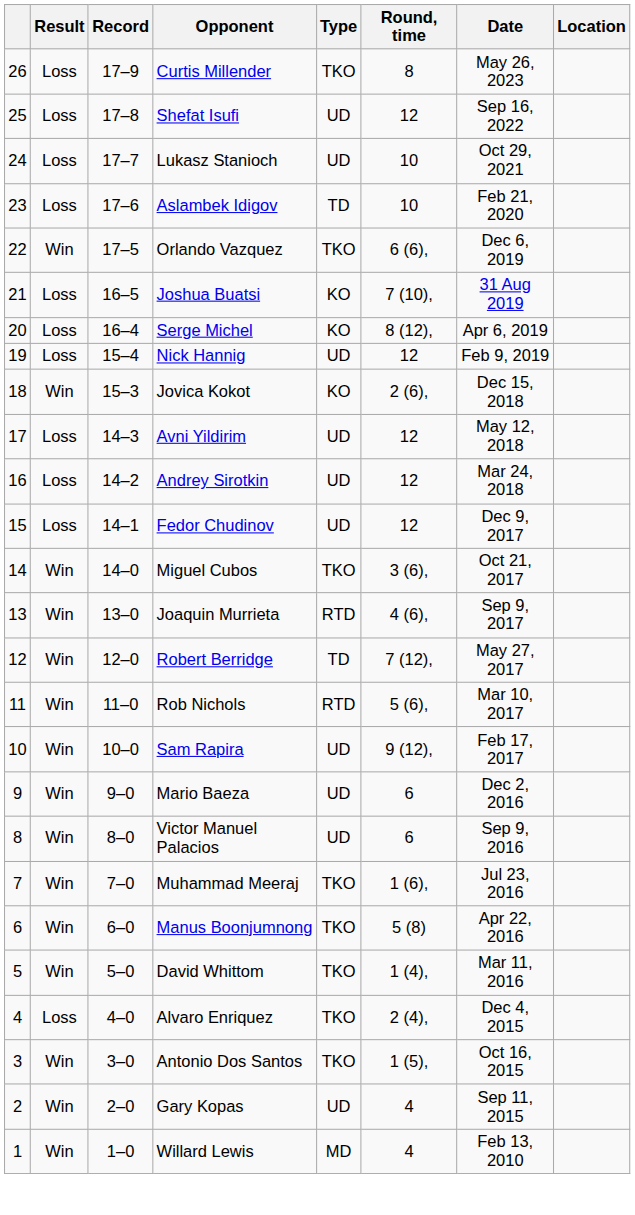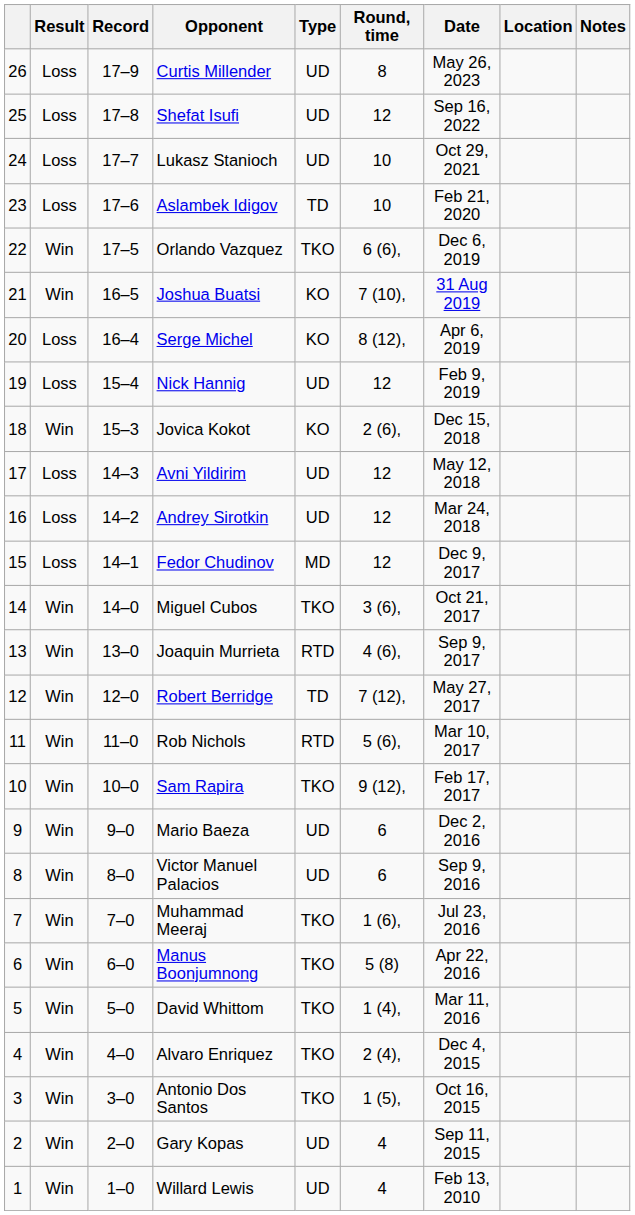+ column: (603, 26)
(339, 71) TKO -> (318, 71) UD
(59, 294) Loss -> (59, 294) Win
(339, 525) UD -> (318, 562) MD
(339, 749) UD -> (318, 786) TKO
(59, 1017) Loss -> (59, 1054) Win
(339, 1151) MD -> (318, 1188) UD
